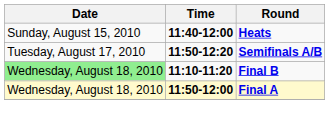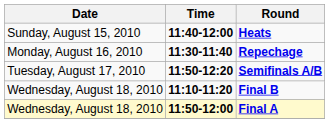+ row: (271, 52)
(85, 71) lightgreen background -> (85, 90) no background
